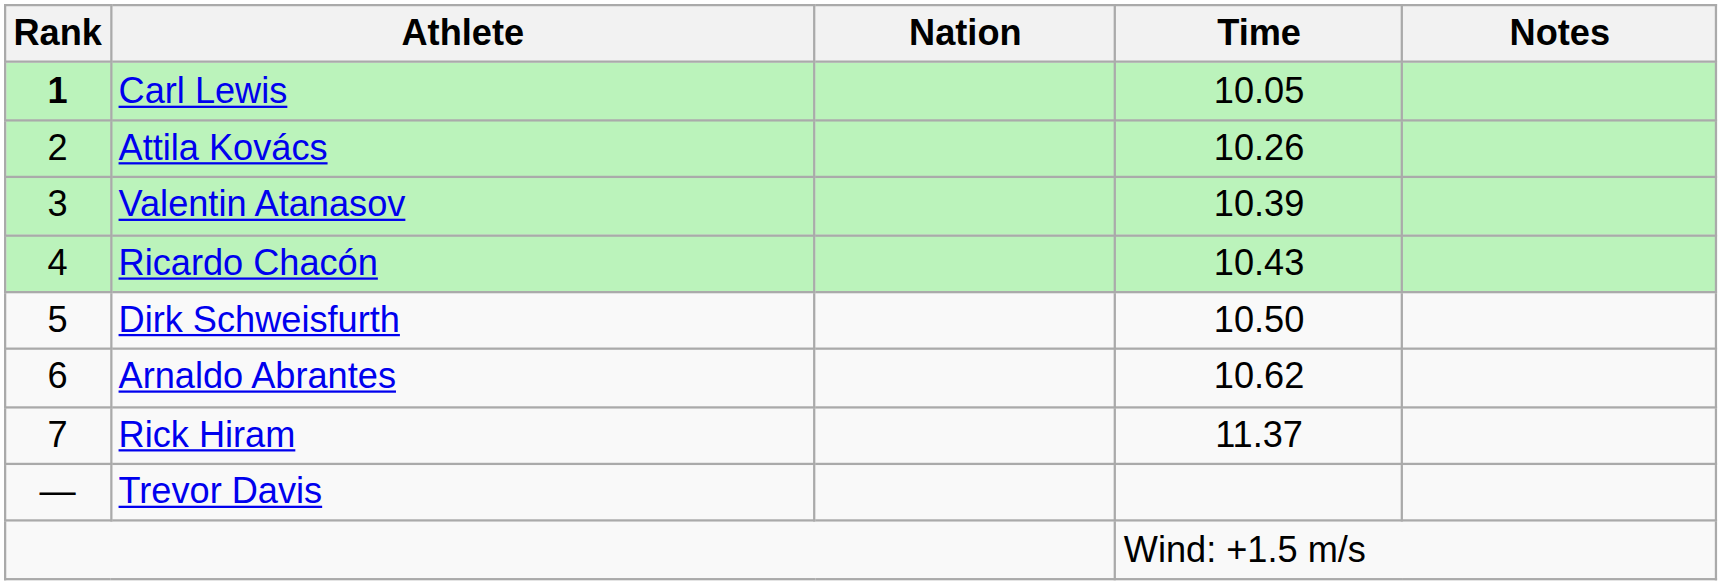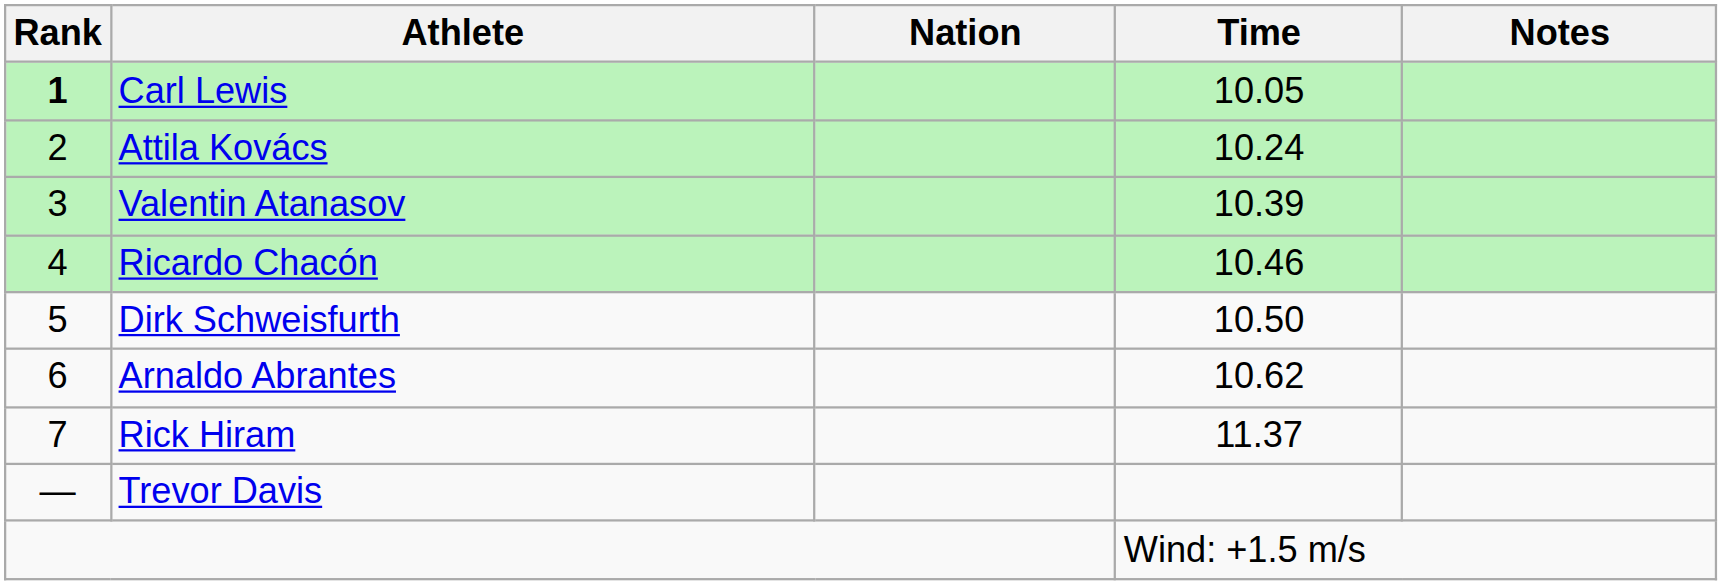(1259, 147) 10.26 -> (1259, 147) 10.24
(1259, 262) 10.43 -> (1259, 262) 10.46
